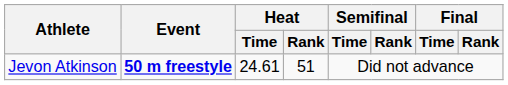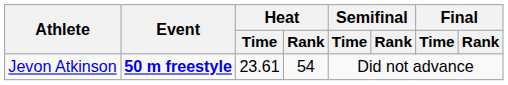(260, 67) 24.61 -> (260, 67) 23.61
(306, 67) 51 -> (306, 67) 54
